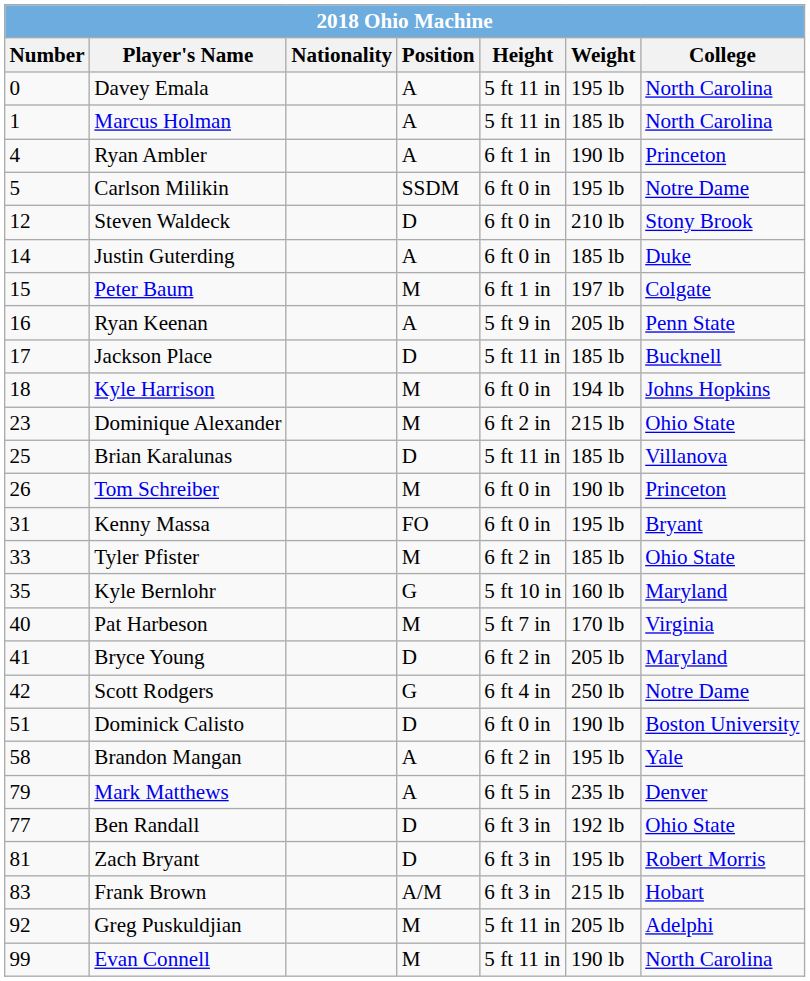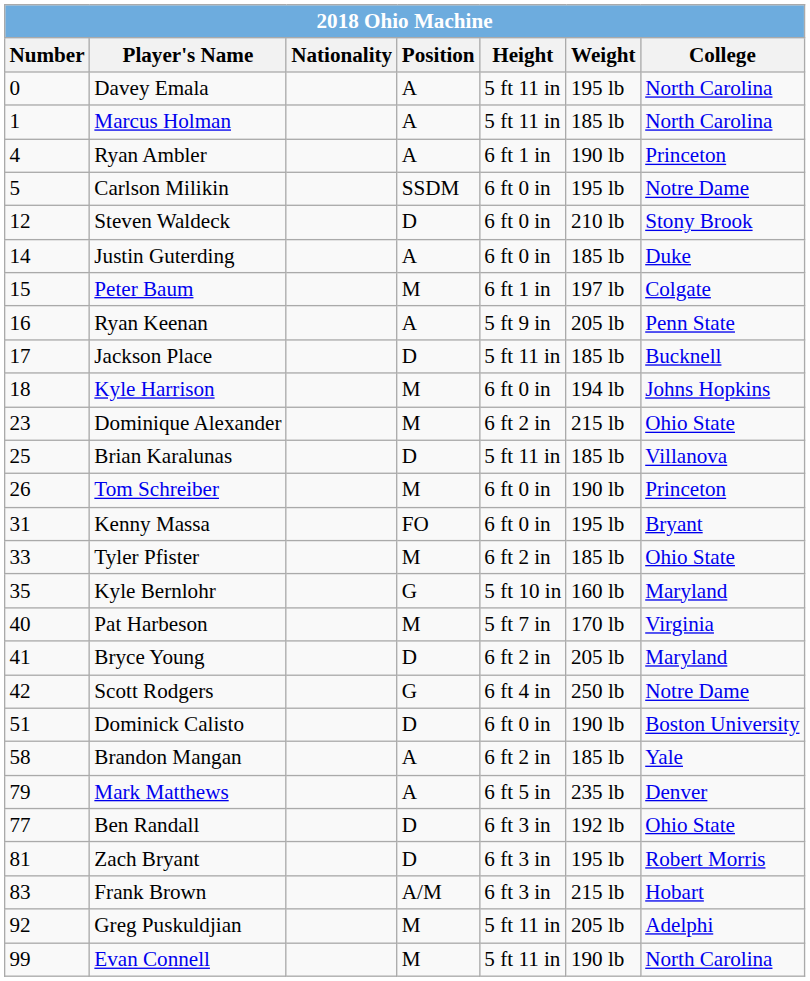(598, 758) 195 lb -> (598, 758) 185 lb
